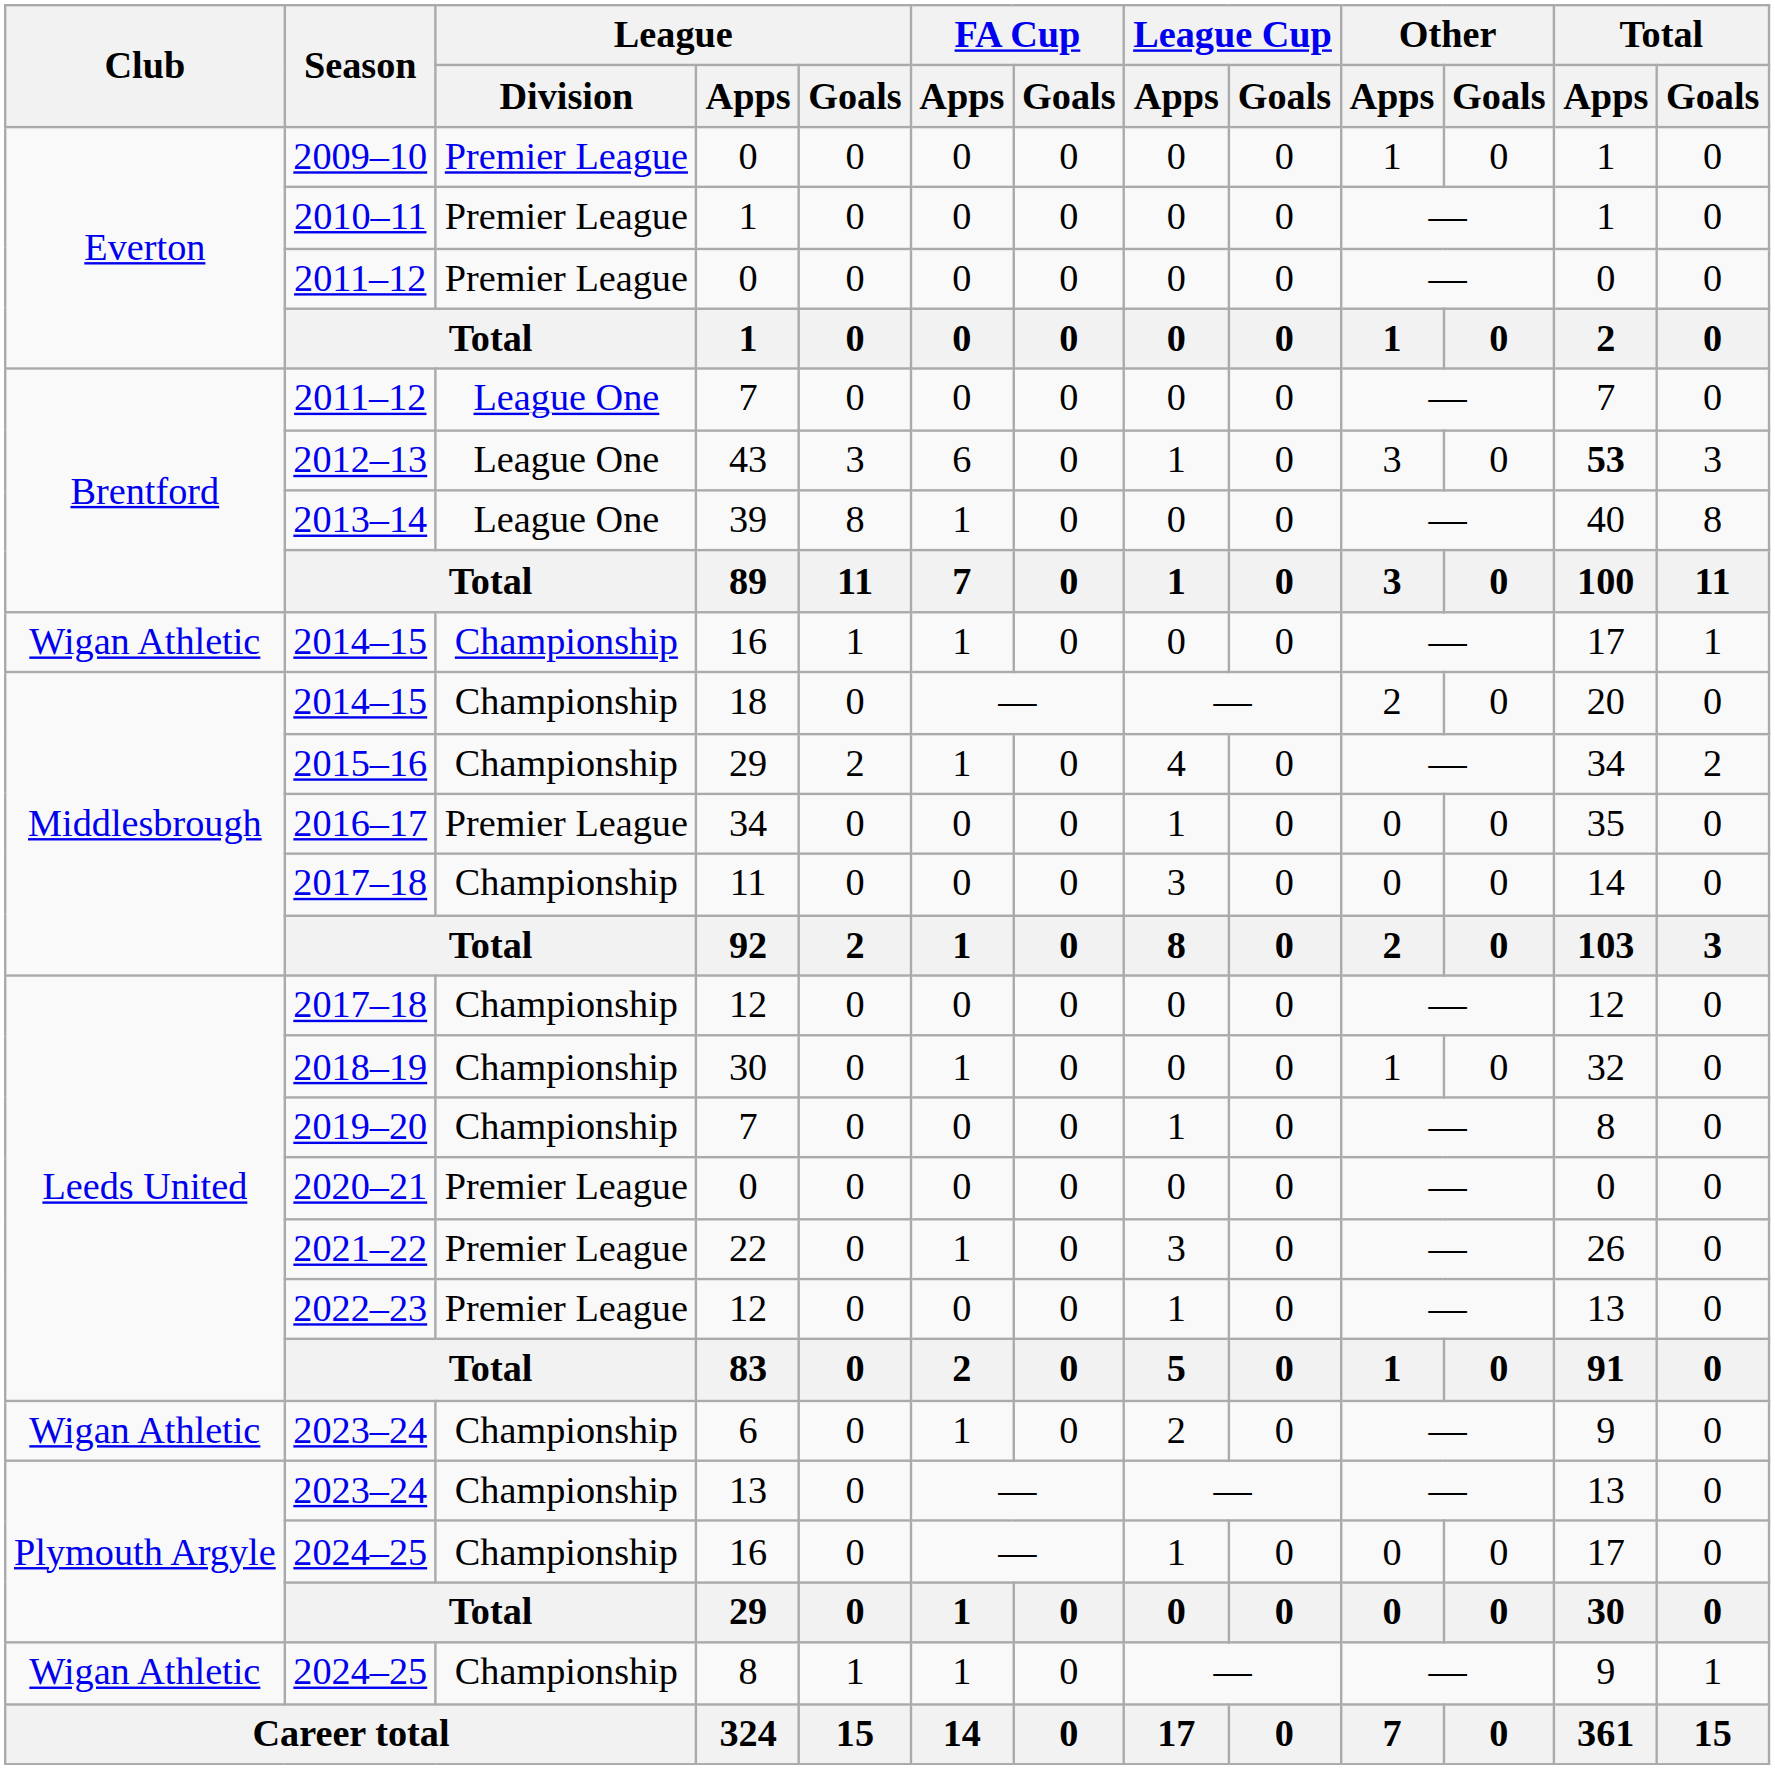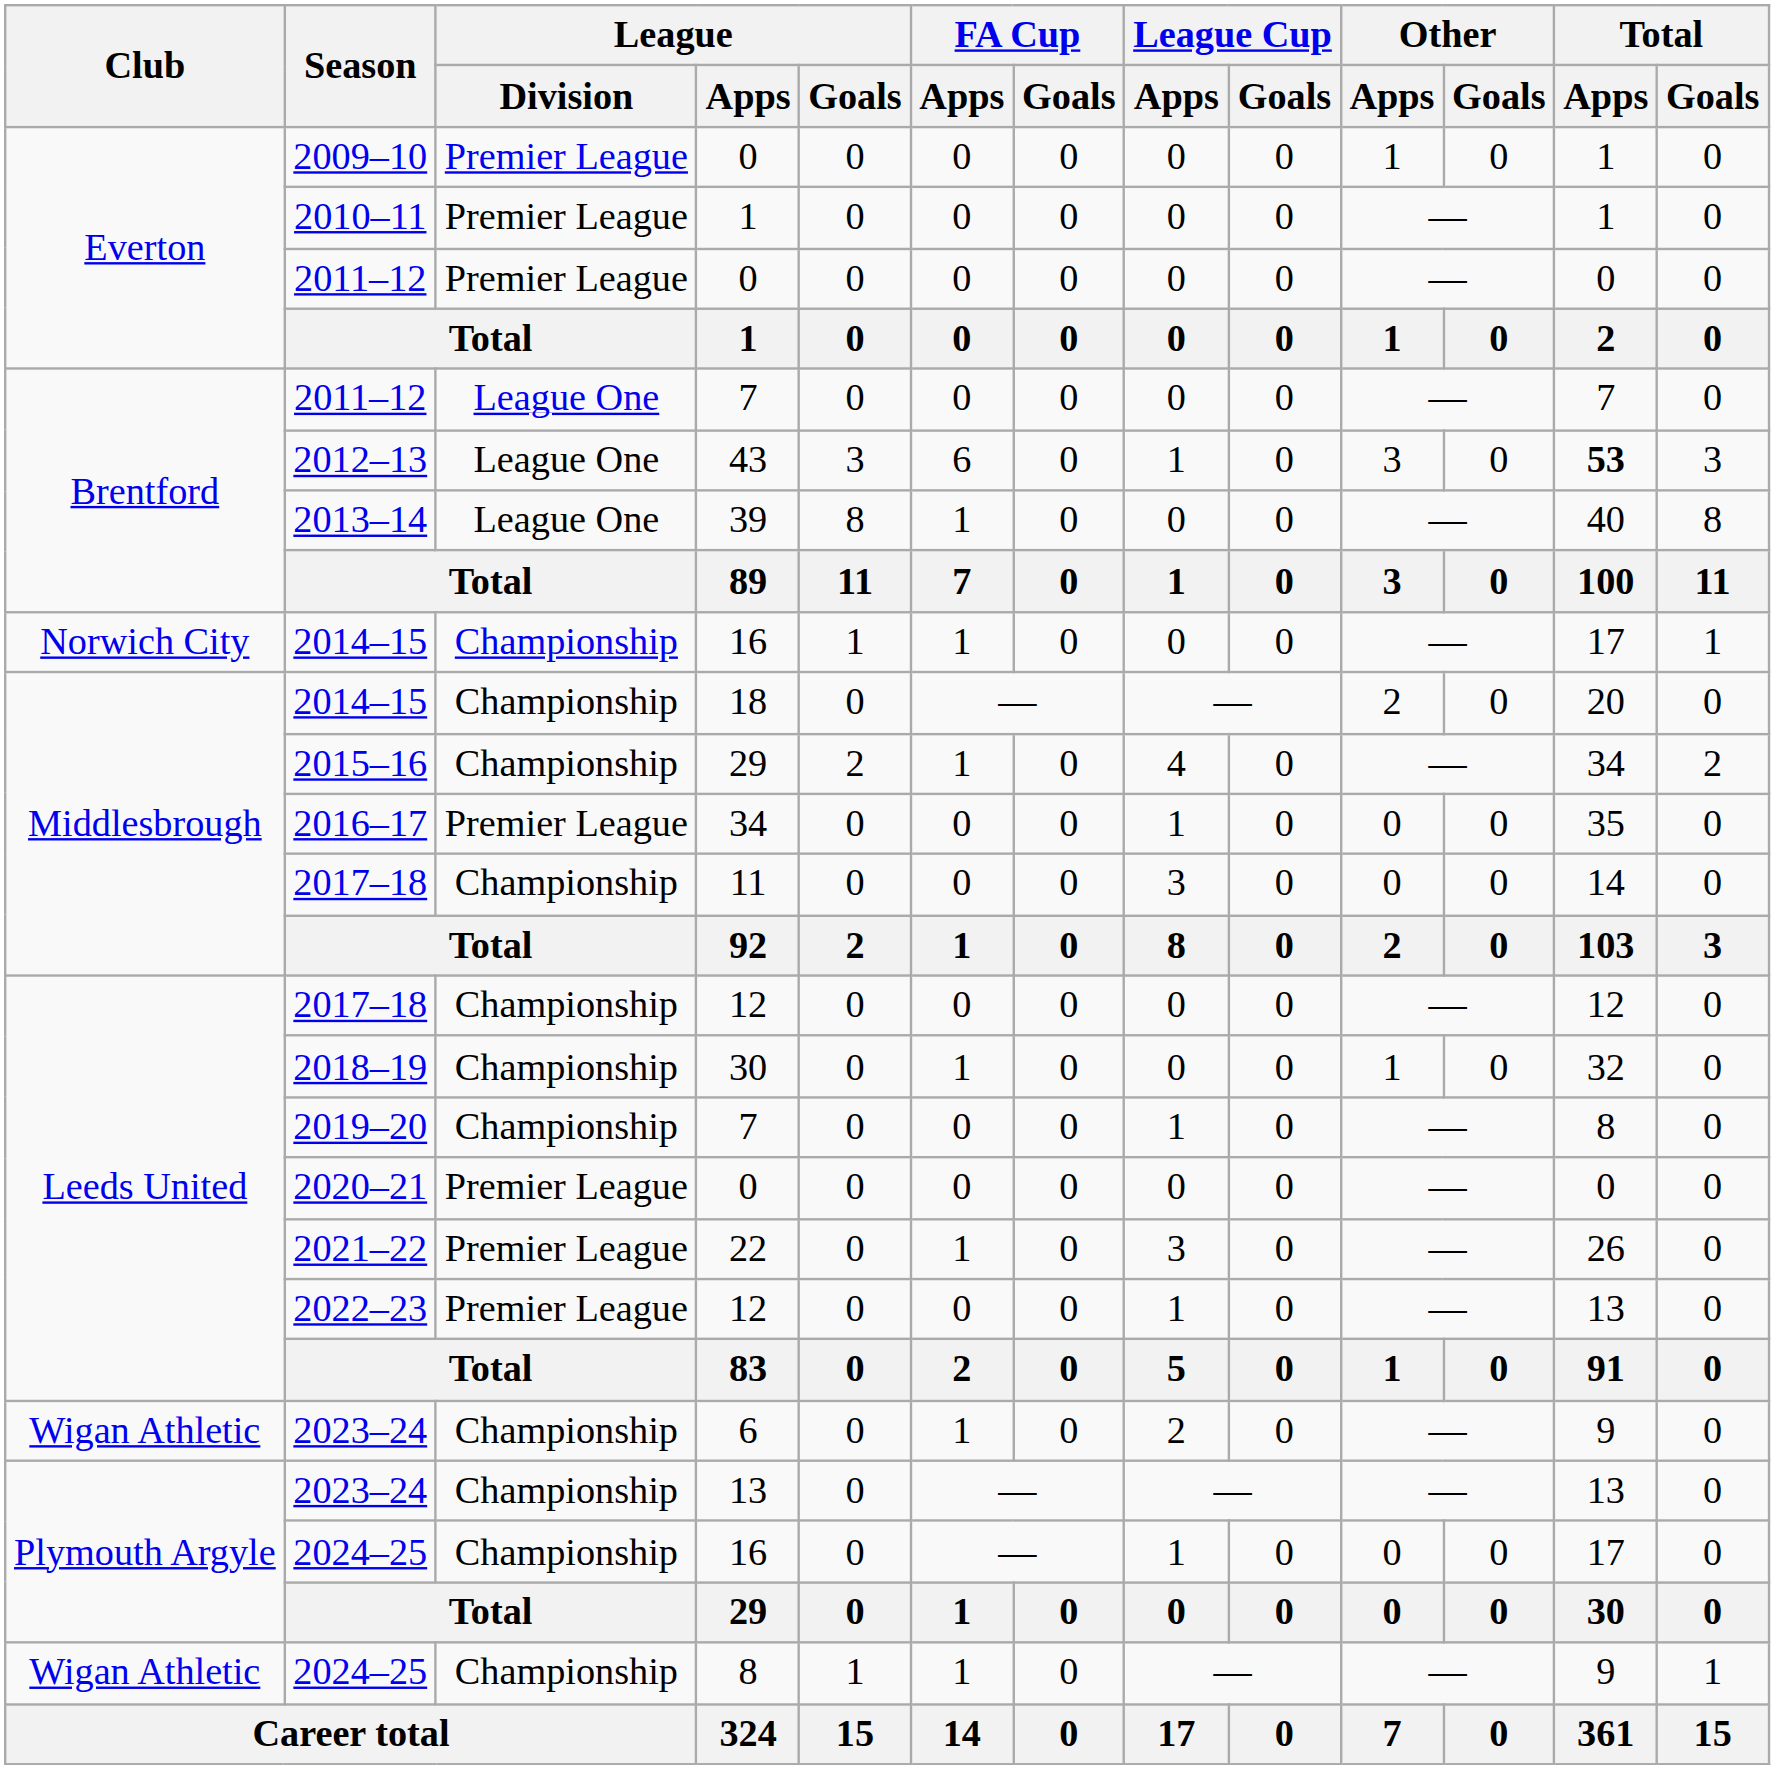(145, 641) Wigan Athletic -> (145, 641) Norwich City
